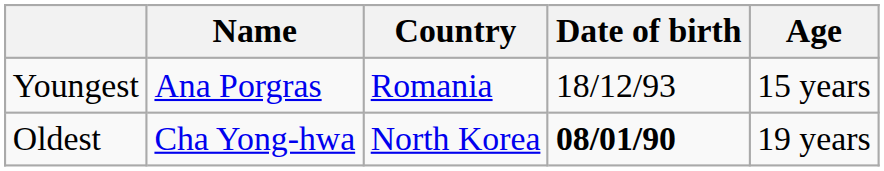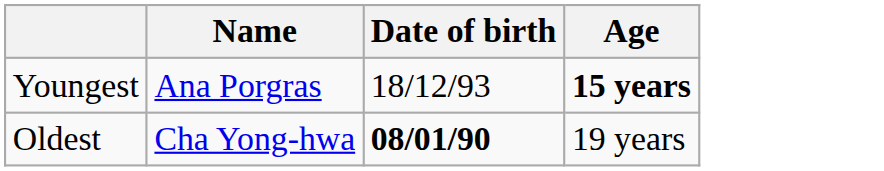- column: (456, 31)
(814, 84) normal -> (631, 84) bold
